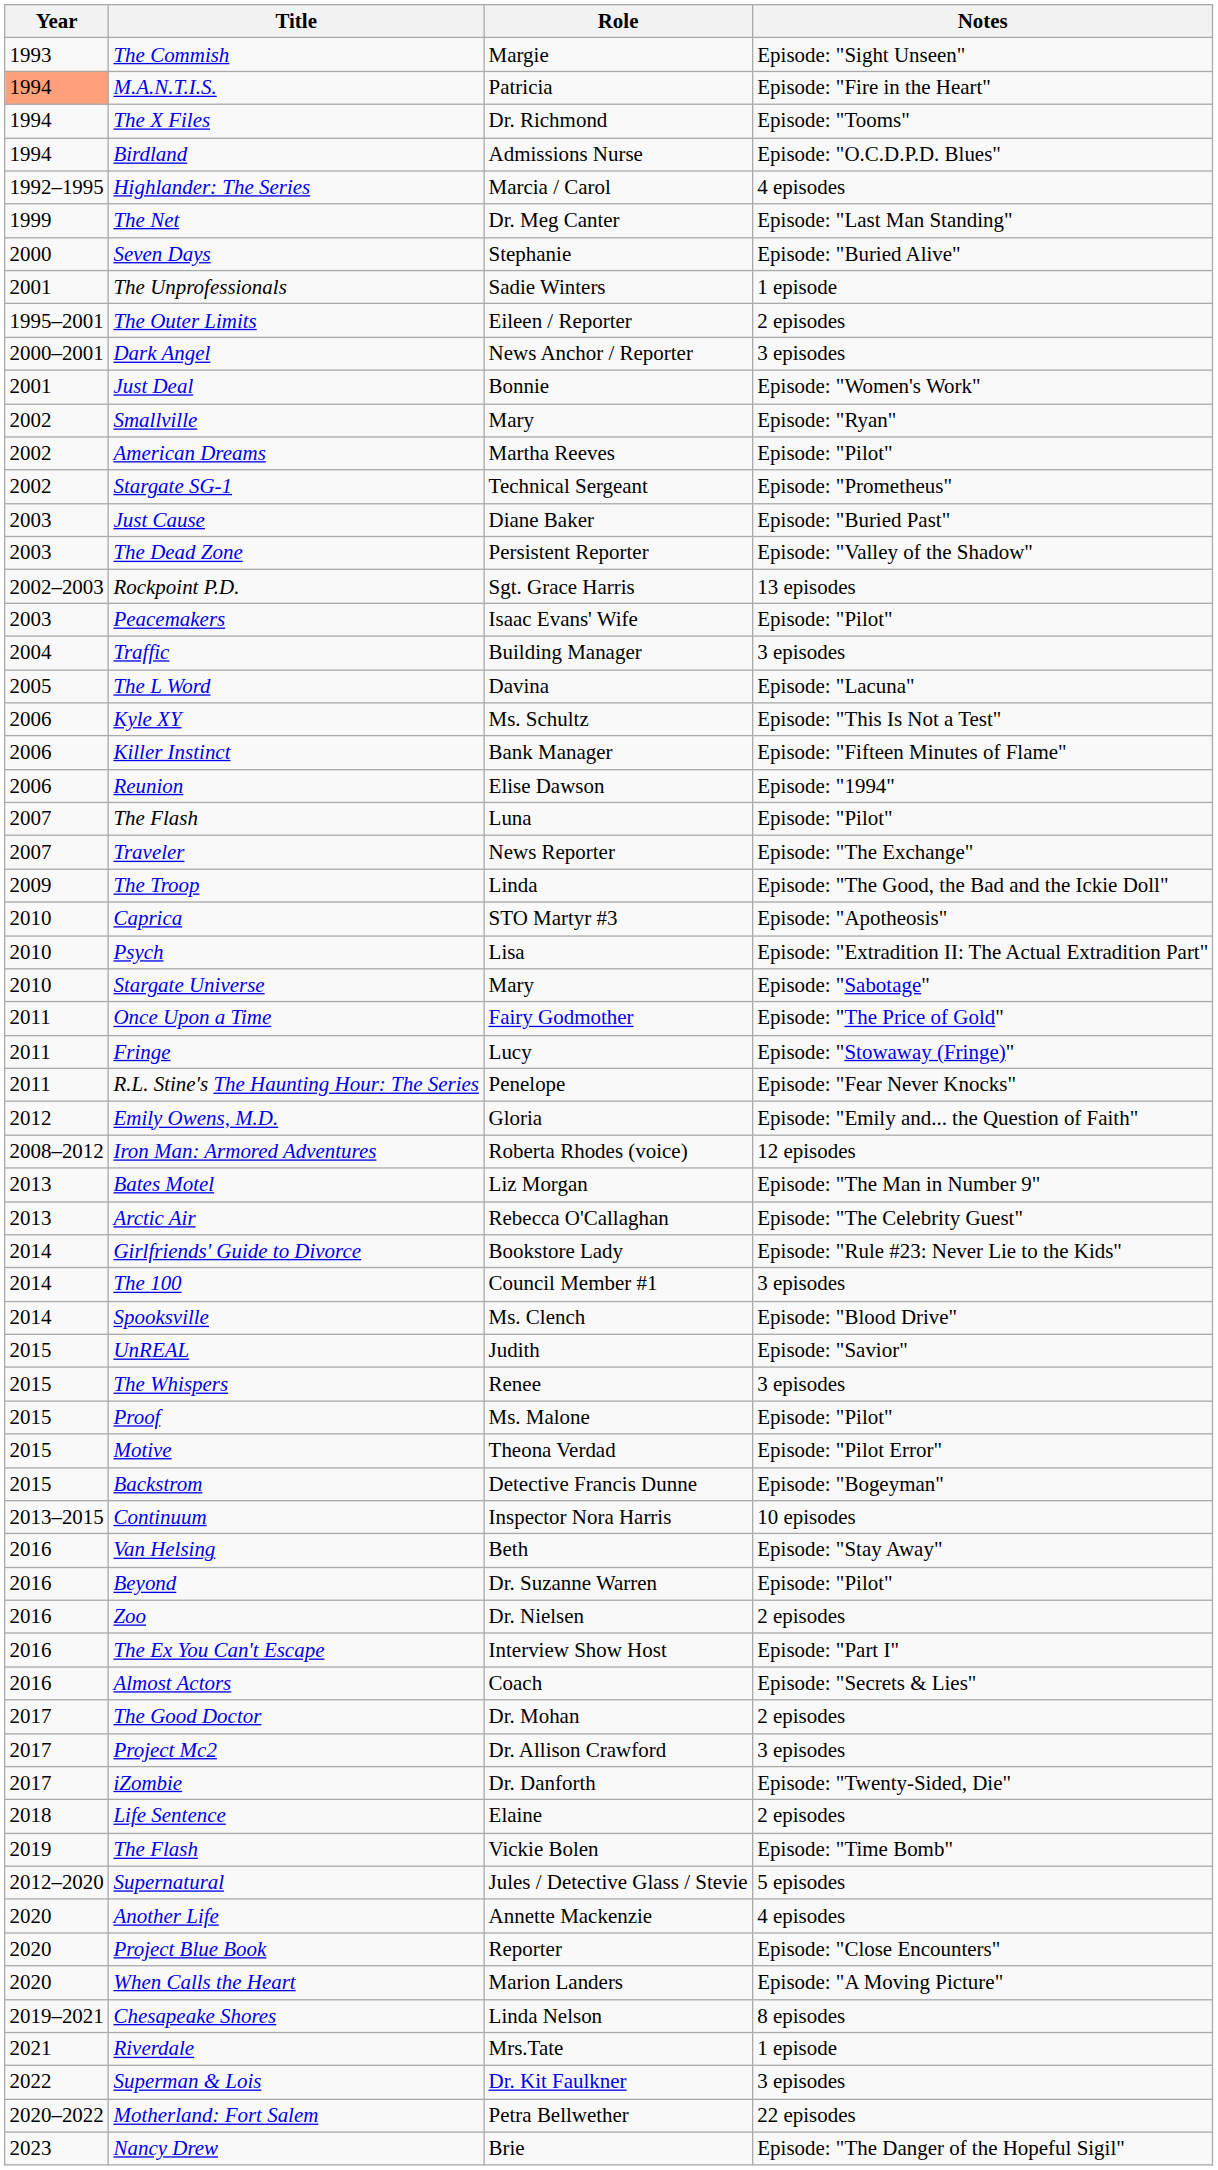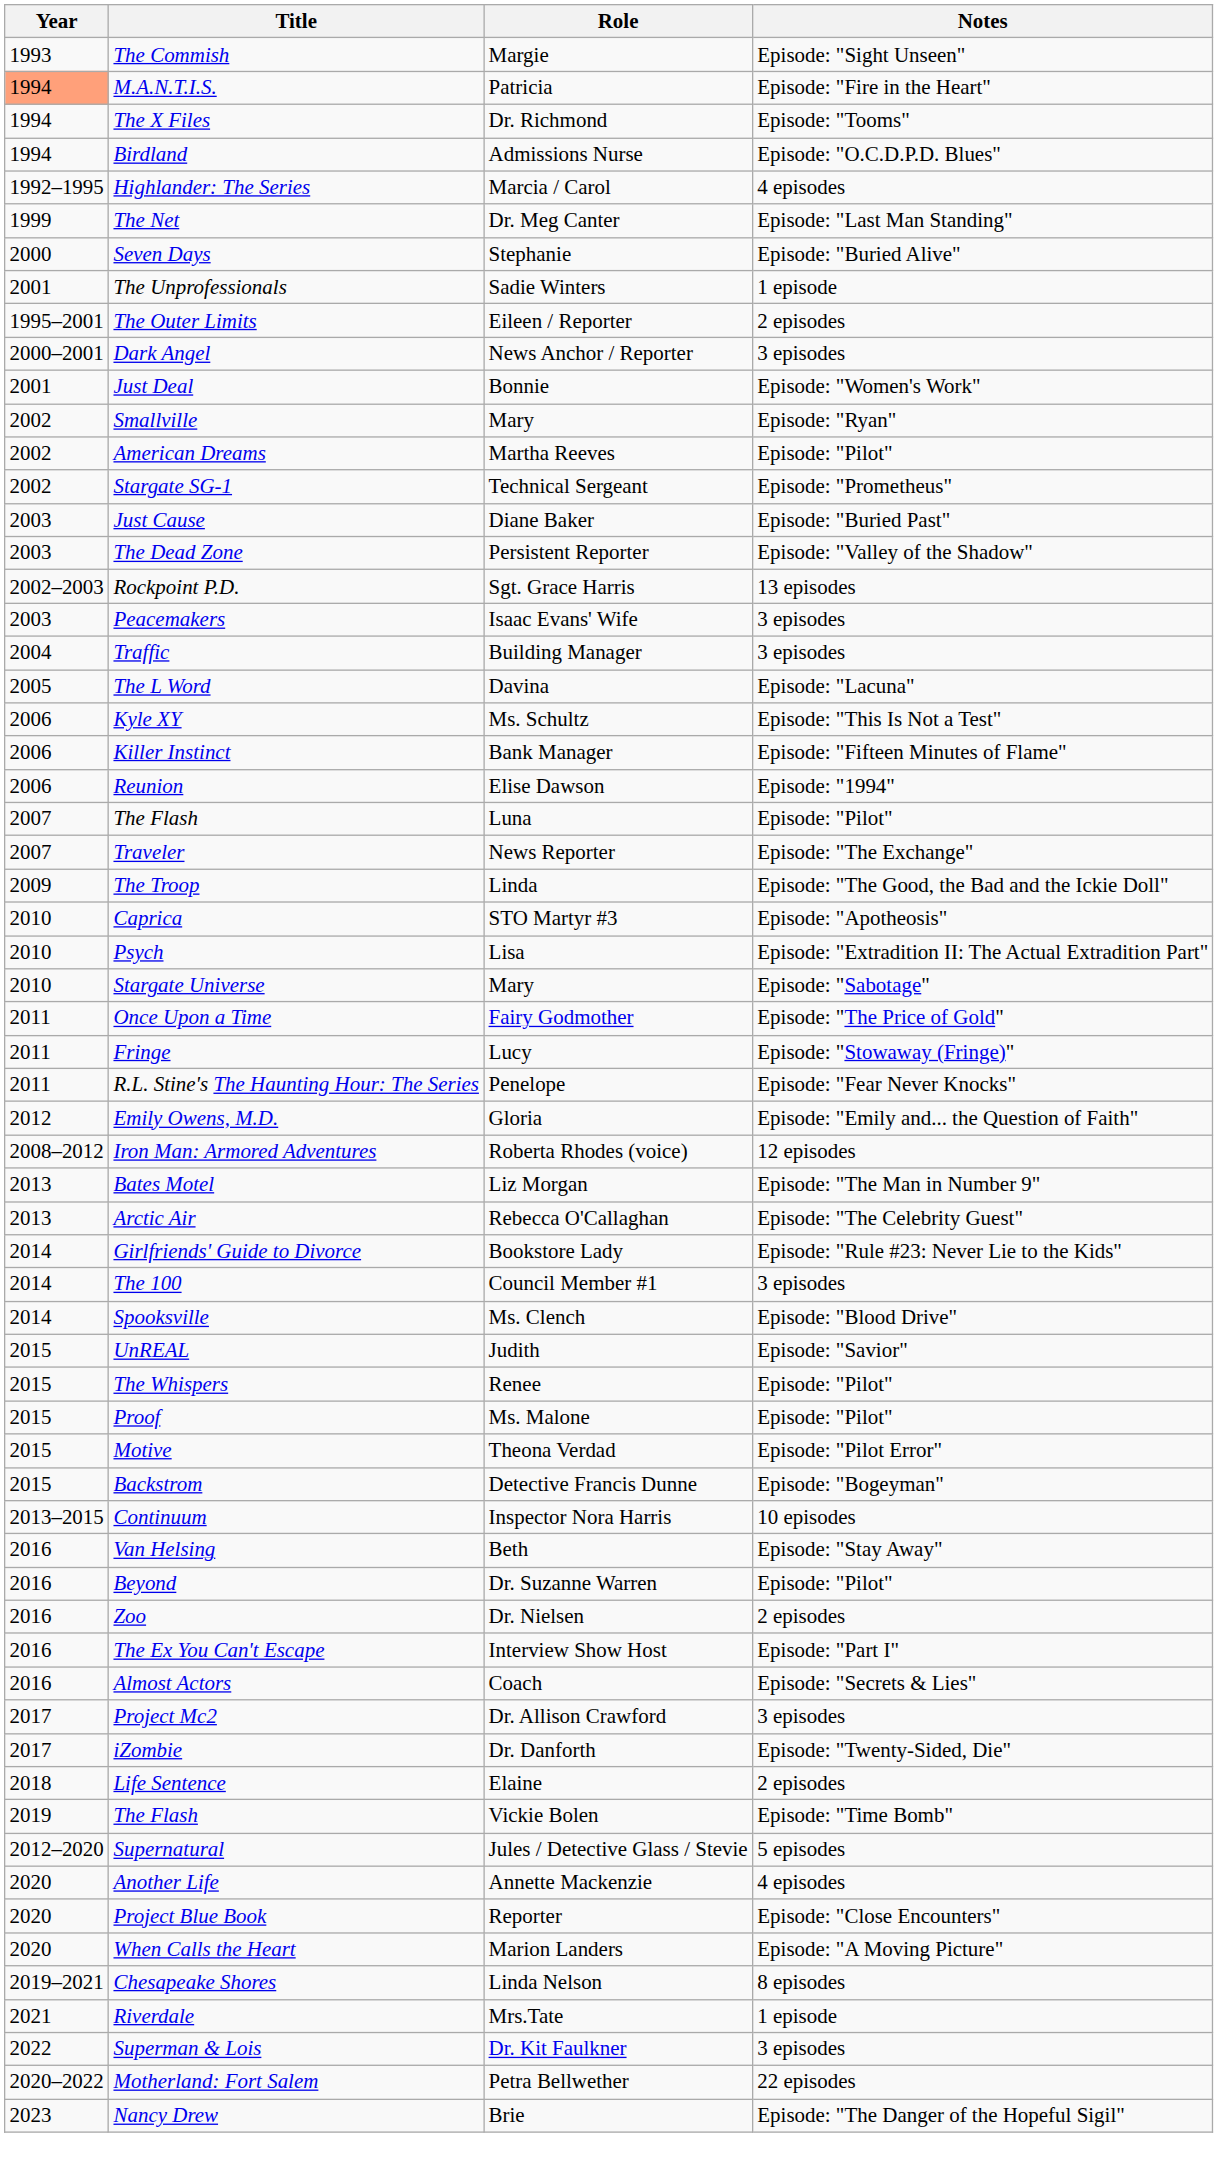(825, 619) Episode: "Pilot" -> (801, 619) 3 episodes
(801, 1384) 3 episodes -> (825, 1384) Episode: "Pilot"
- row: (187, 1716)
